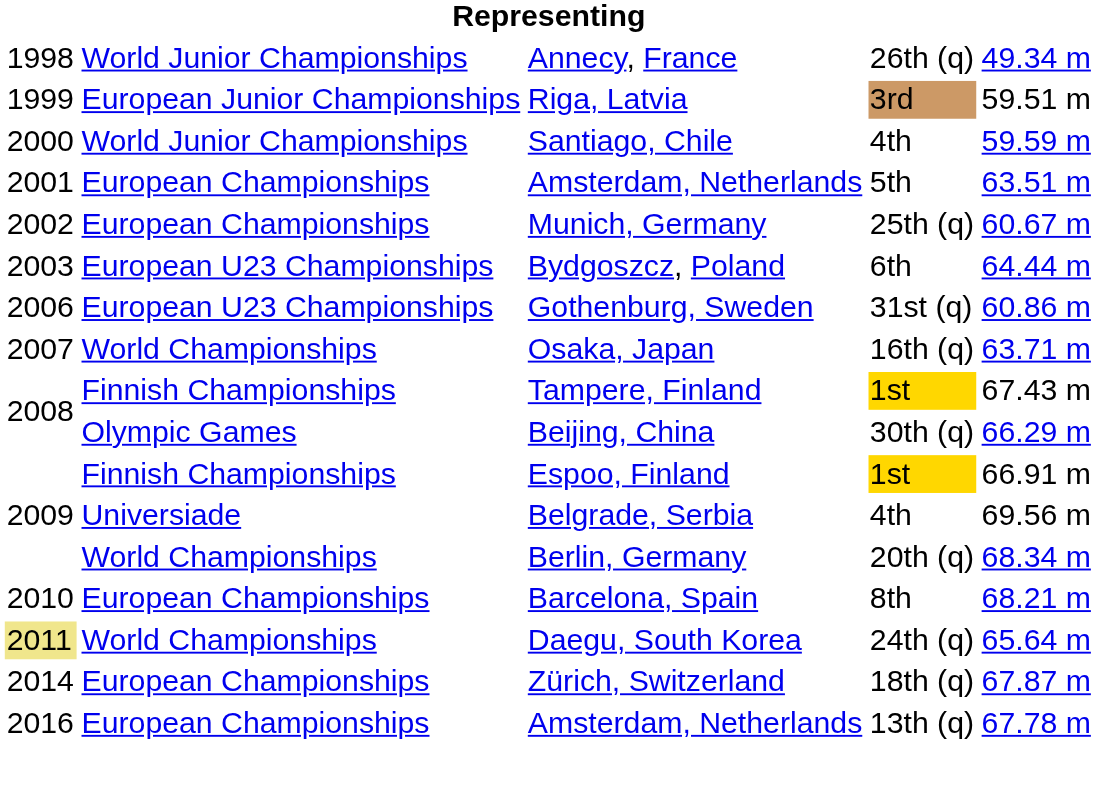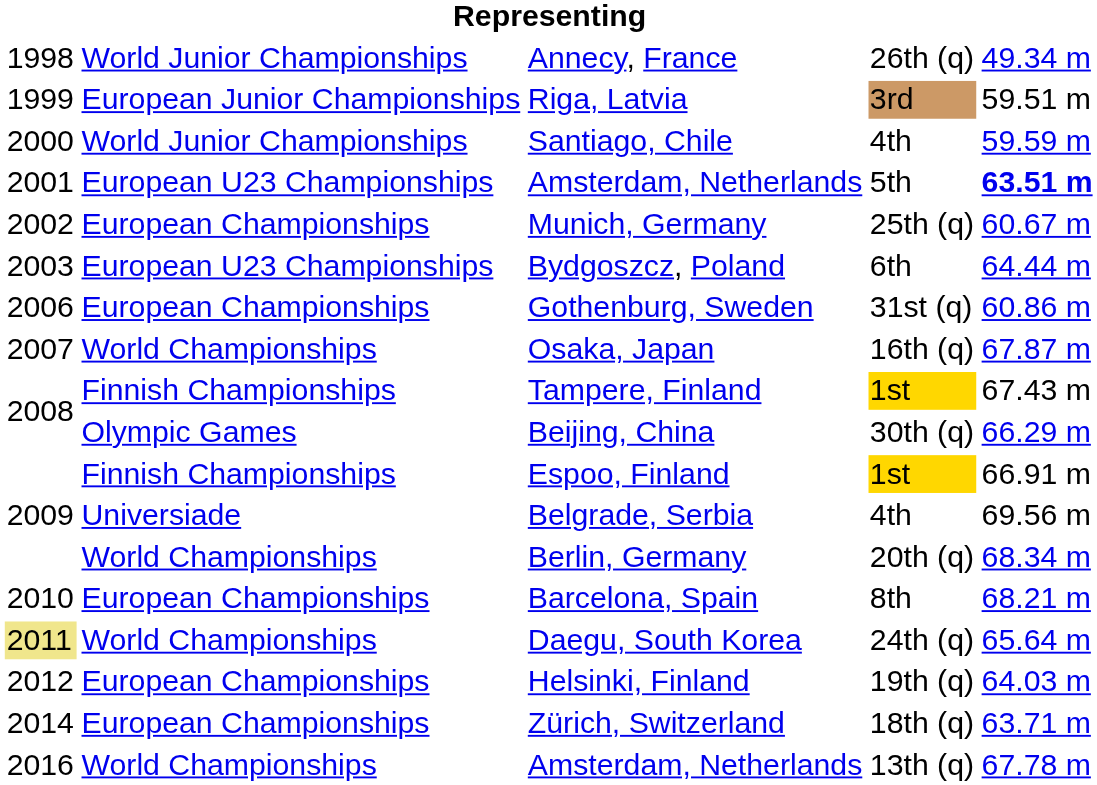(256, 182) European Championships -> (287, 182) European U23 Championships
(1036, 182) normal -> (1037, 182) bold
(287, 307) European U23 Championships -> (256, 307) European Championships
(1036, 348) 63.71 m -> (1036, 348) 67.87 m
+ row: (639, 681)
(1036, 681) 67.87 m -> (1036, 723) 63.71 m
(256, 723) European Championships -> (229, 764) World Championships
